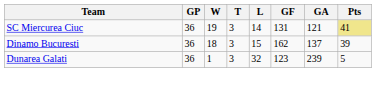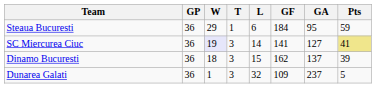+ row: (40, 28)
(212, 28) no background -> (212, 43) lavender background
(281, 28) 131 -> (281, 43) 141
(314, 28) 121 -> (314, 43) 127
(281, 59) 123 -> (281, 75) 109
(314, 59) 239 -> (314, 75) 237
